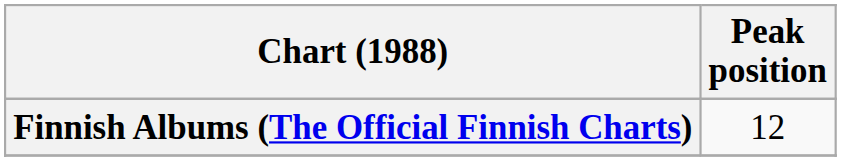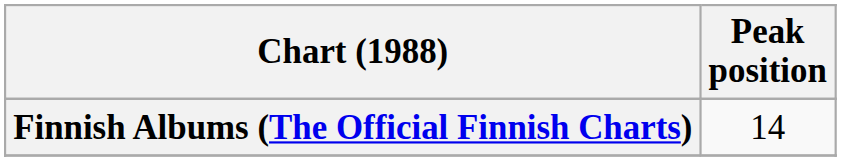(768, 126) 12 -> (768, 126) 14
